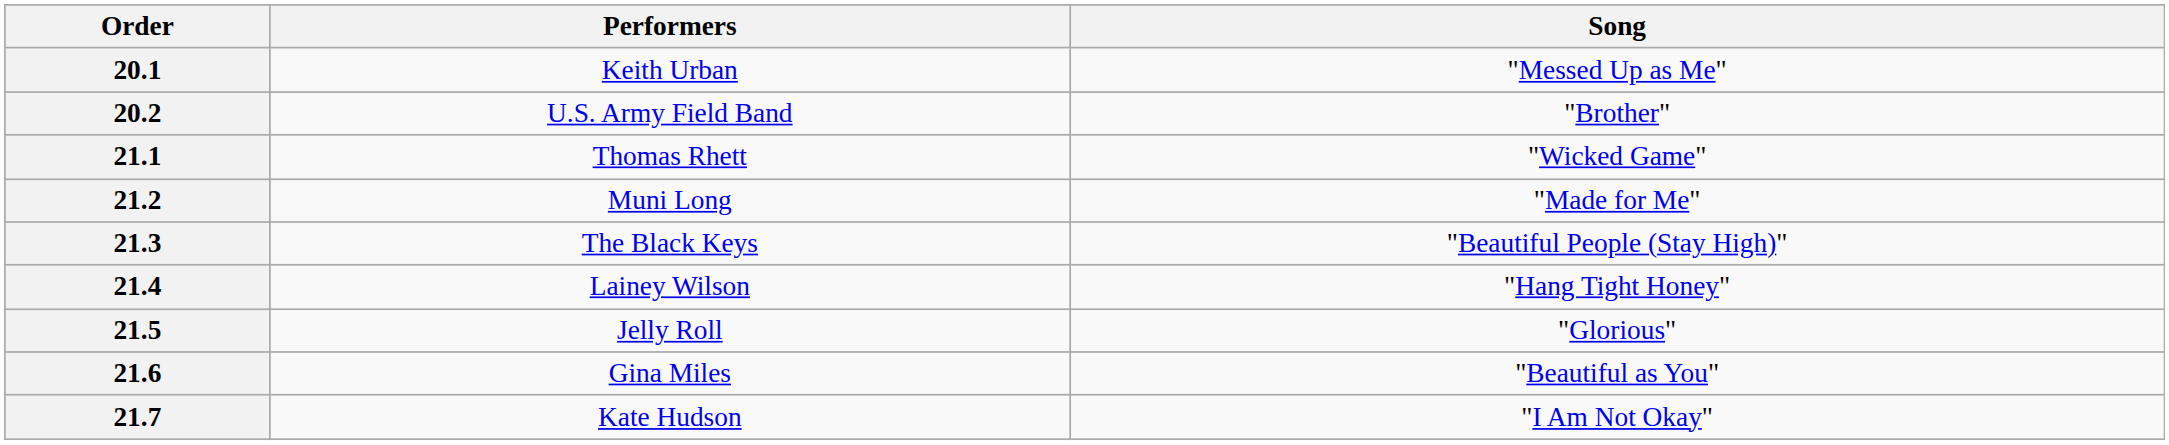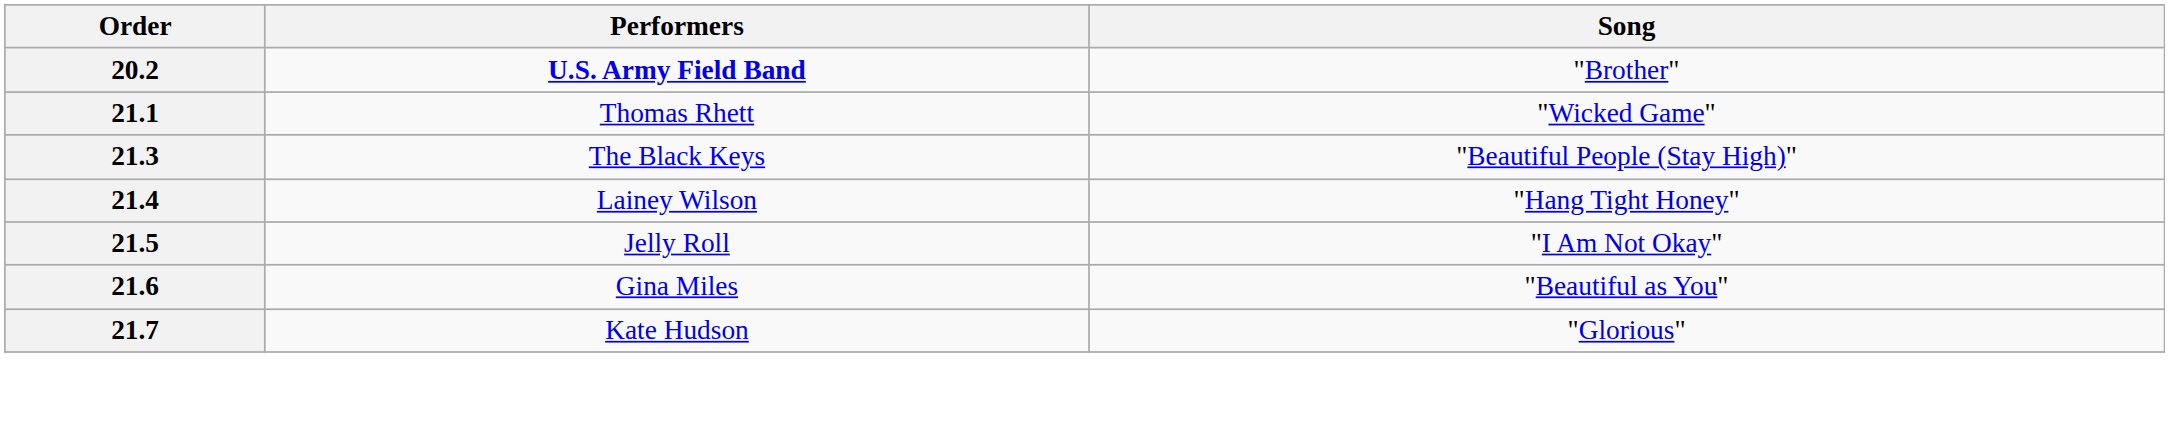- row: (137, 69)
(670, 112) normal -> (677, 69) bold
- row: (137, 199)
(1617, 329) "Glorious" -> (1627, 243) "I Am Not Okay"
(1617, 416) "I Am Not Okay" -> (1627, 329) "Glorious"
